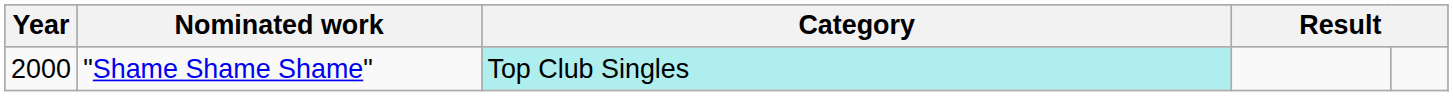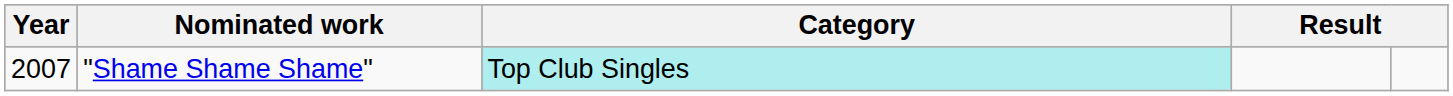(41, 68) 2000 -> (41, 68) 2007
